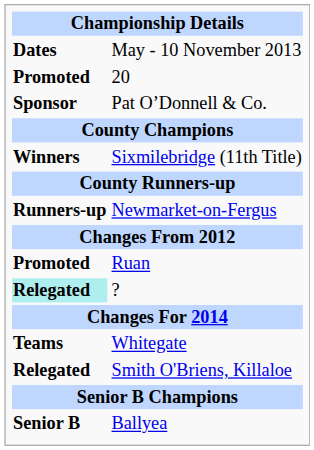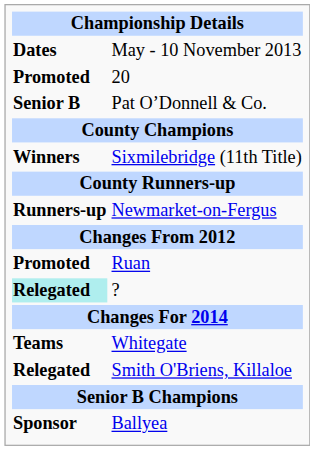(45, 103) Sponsor -> (47, 103) Senior B
(47, 423) Senior B -> (45, 423) Sponsor
